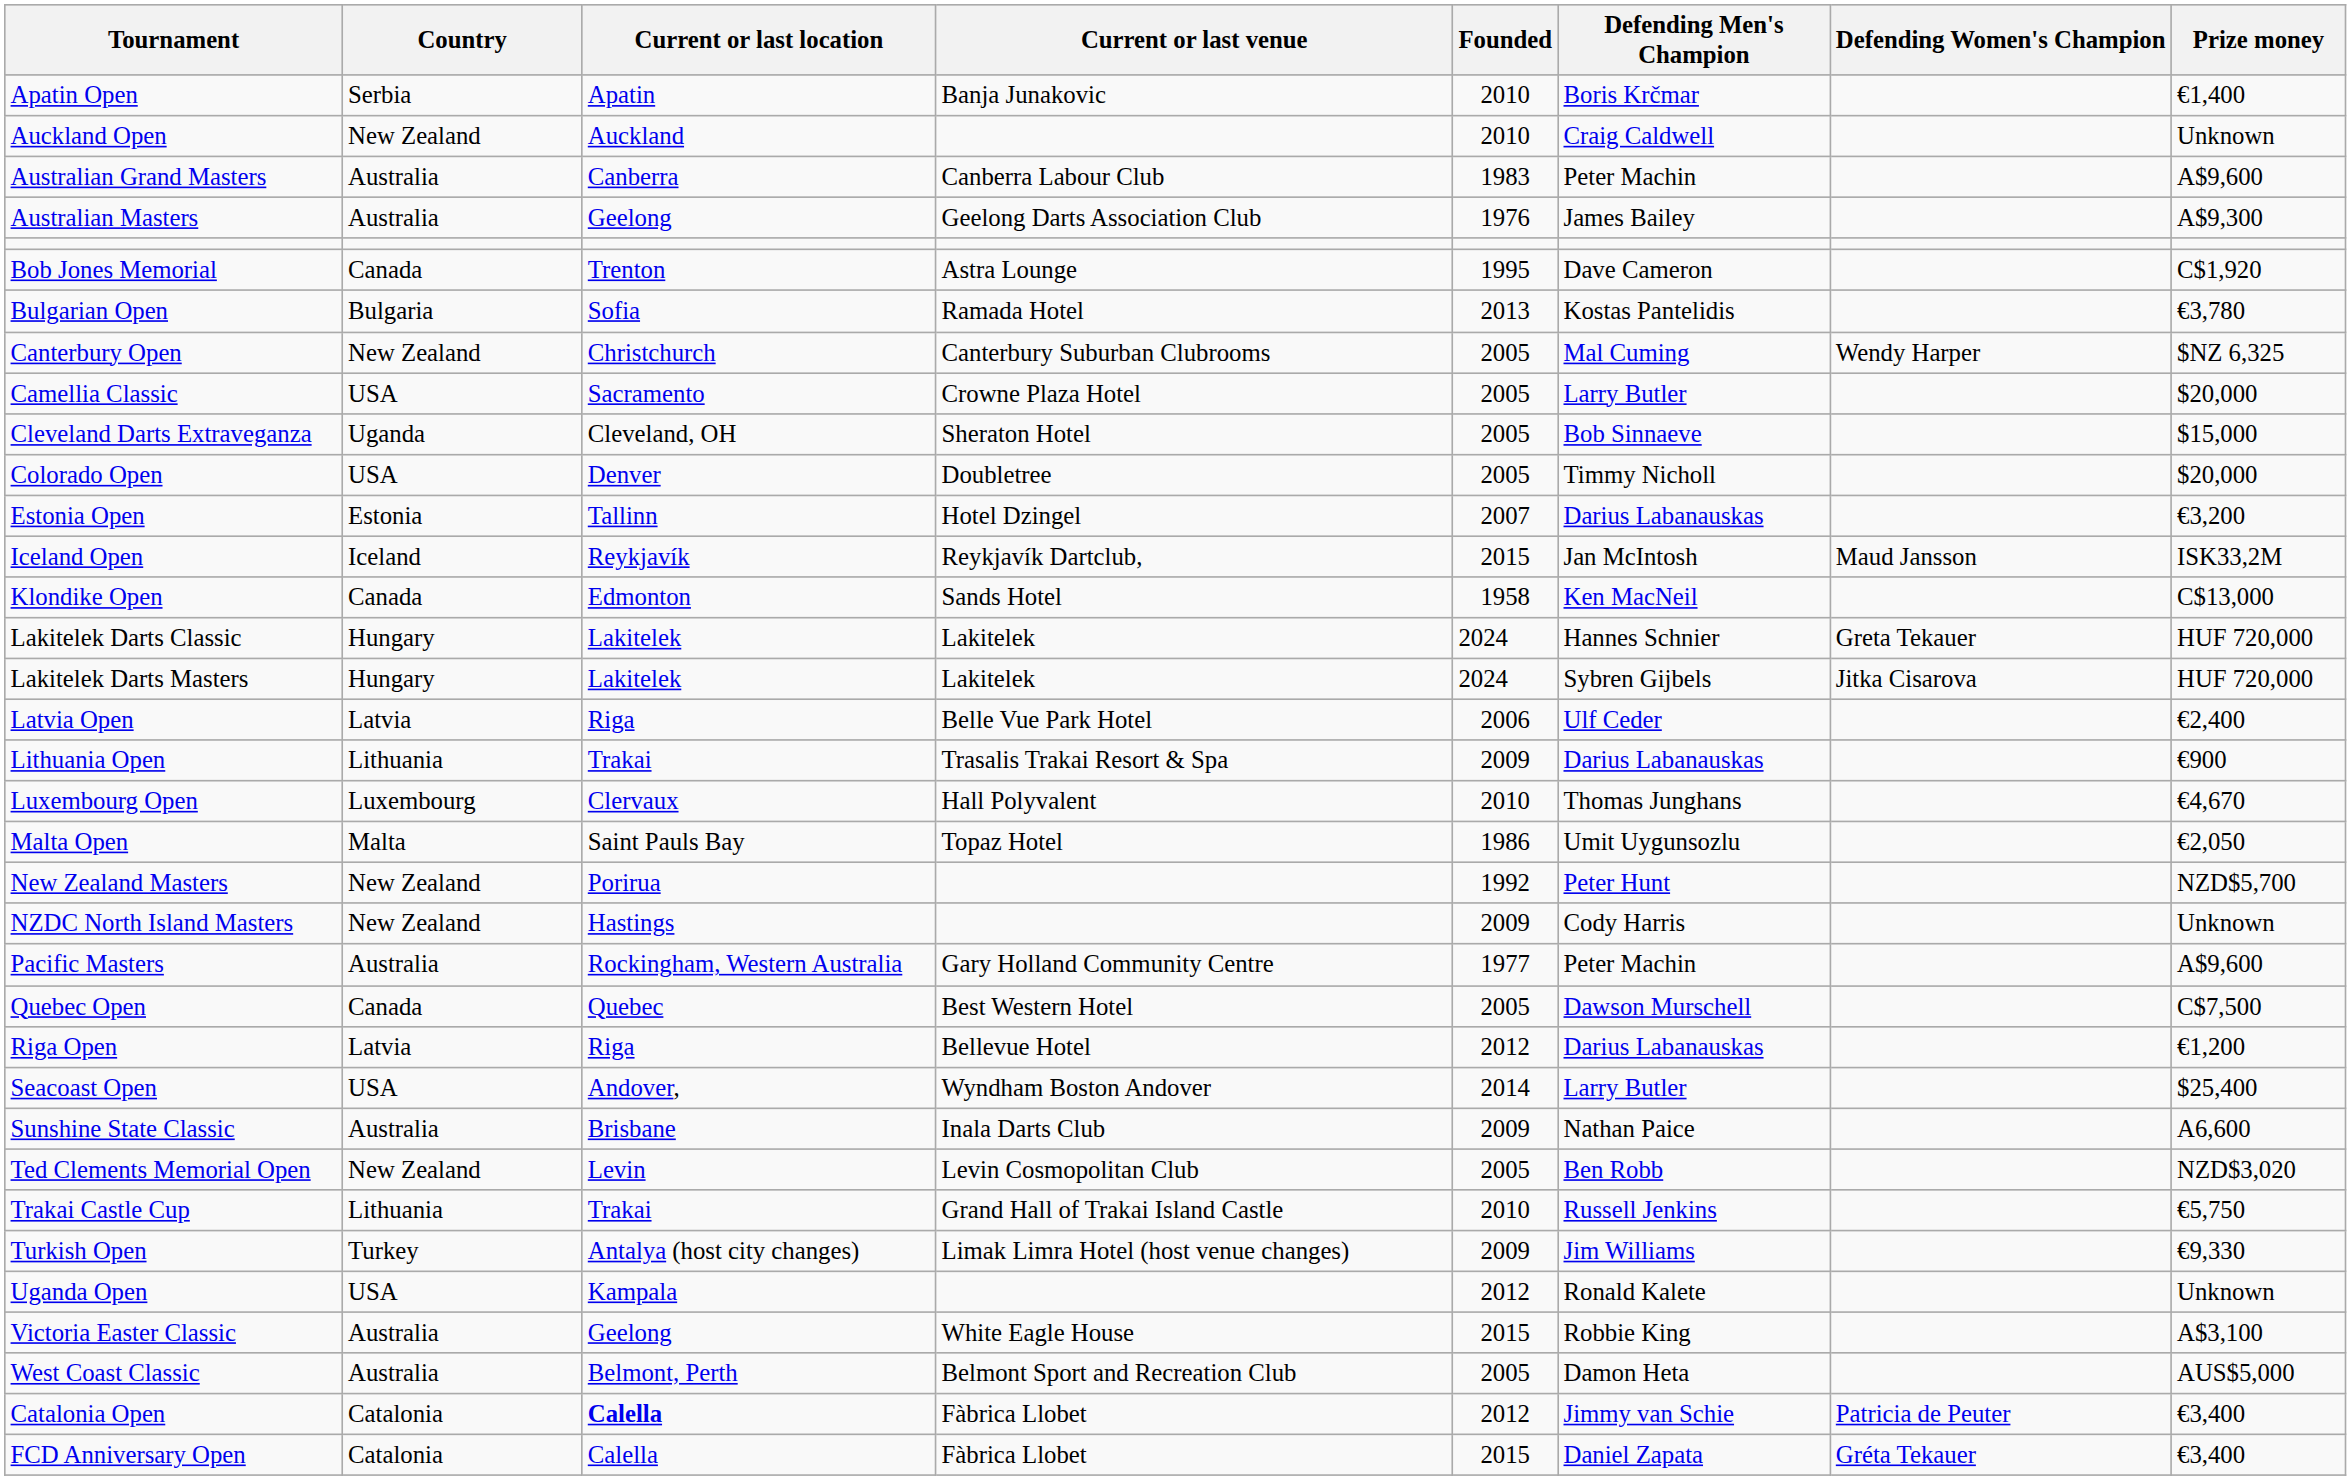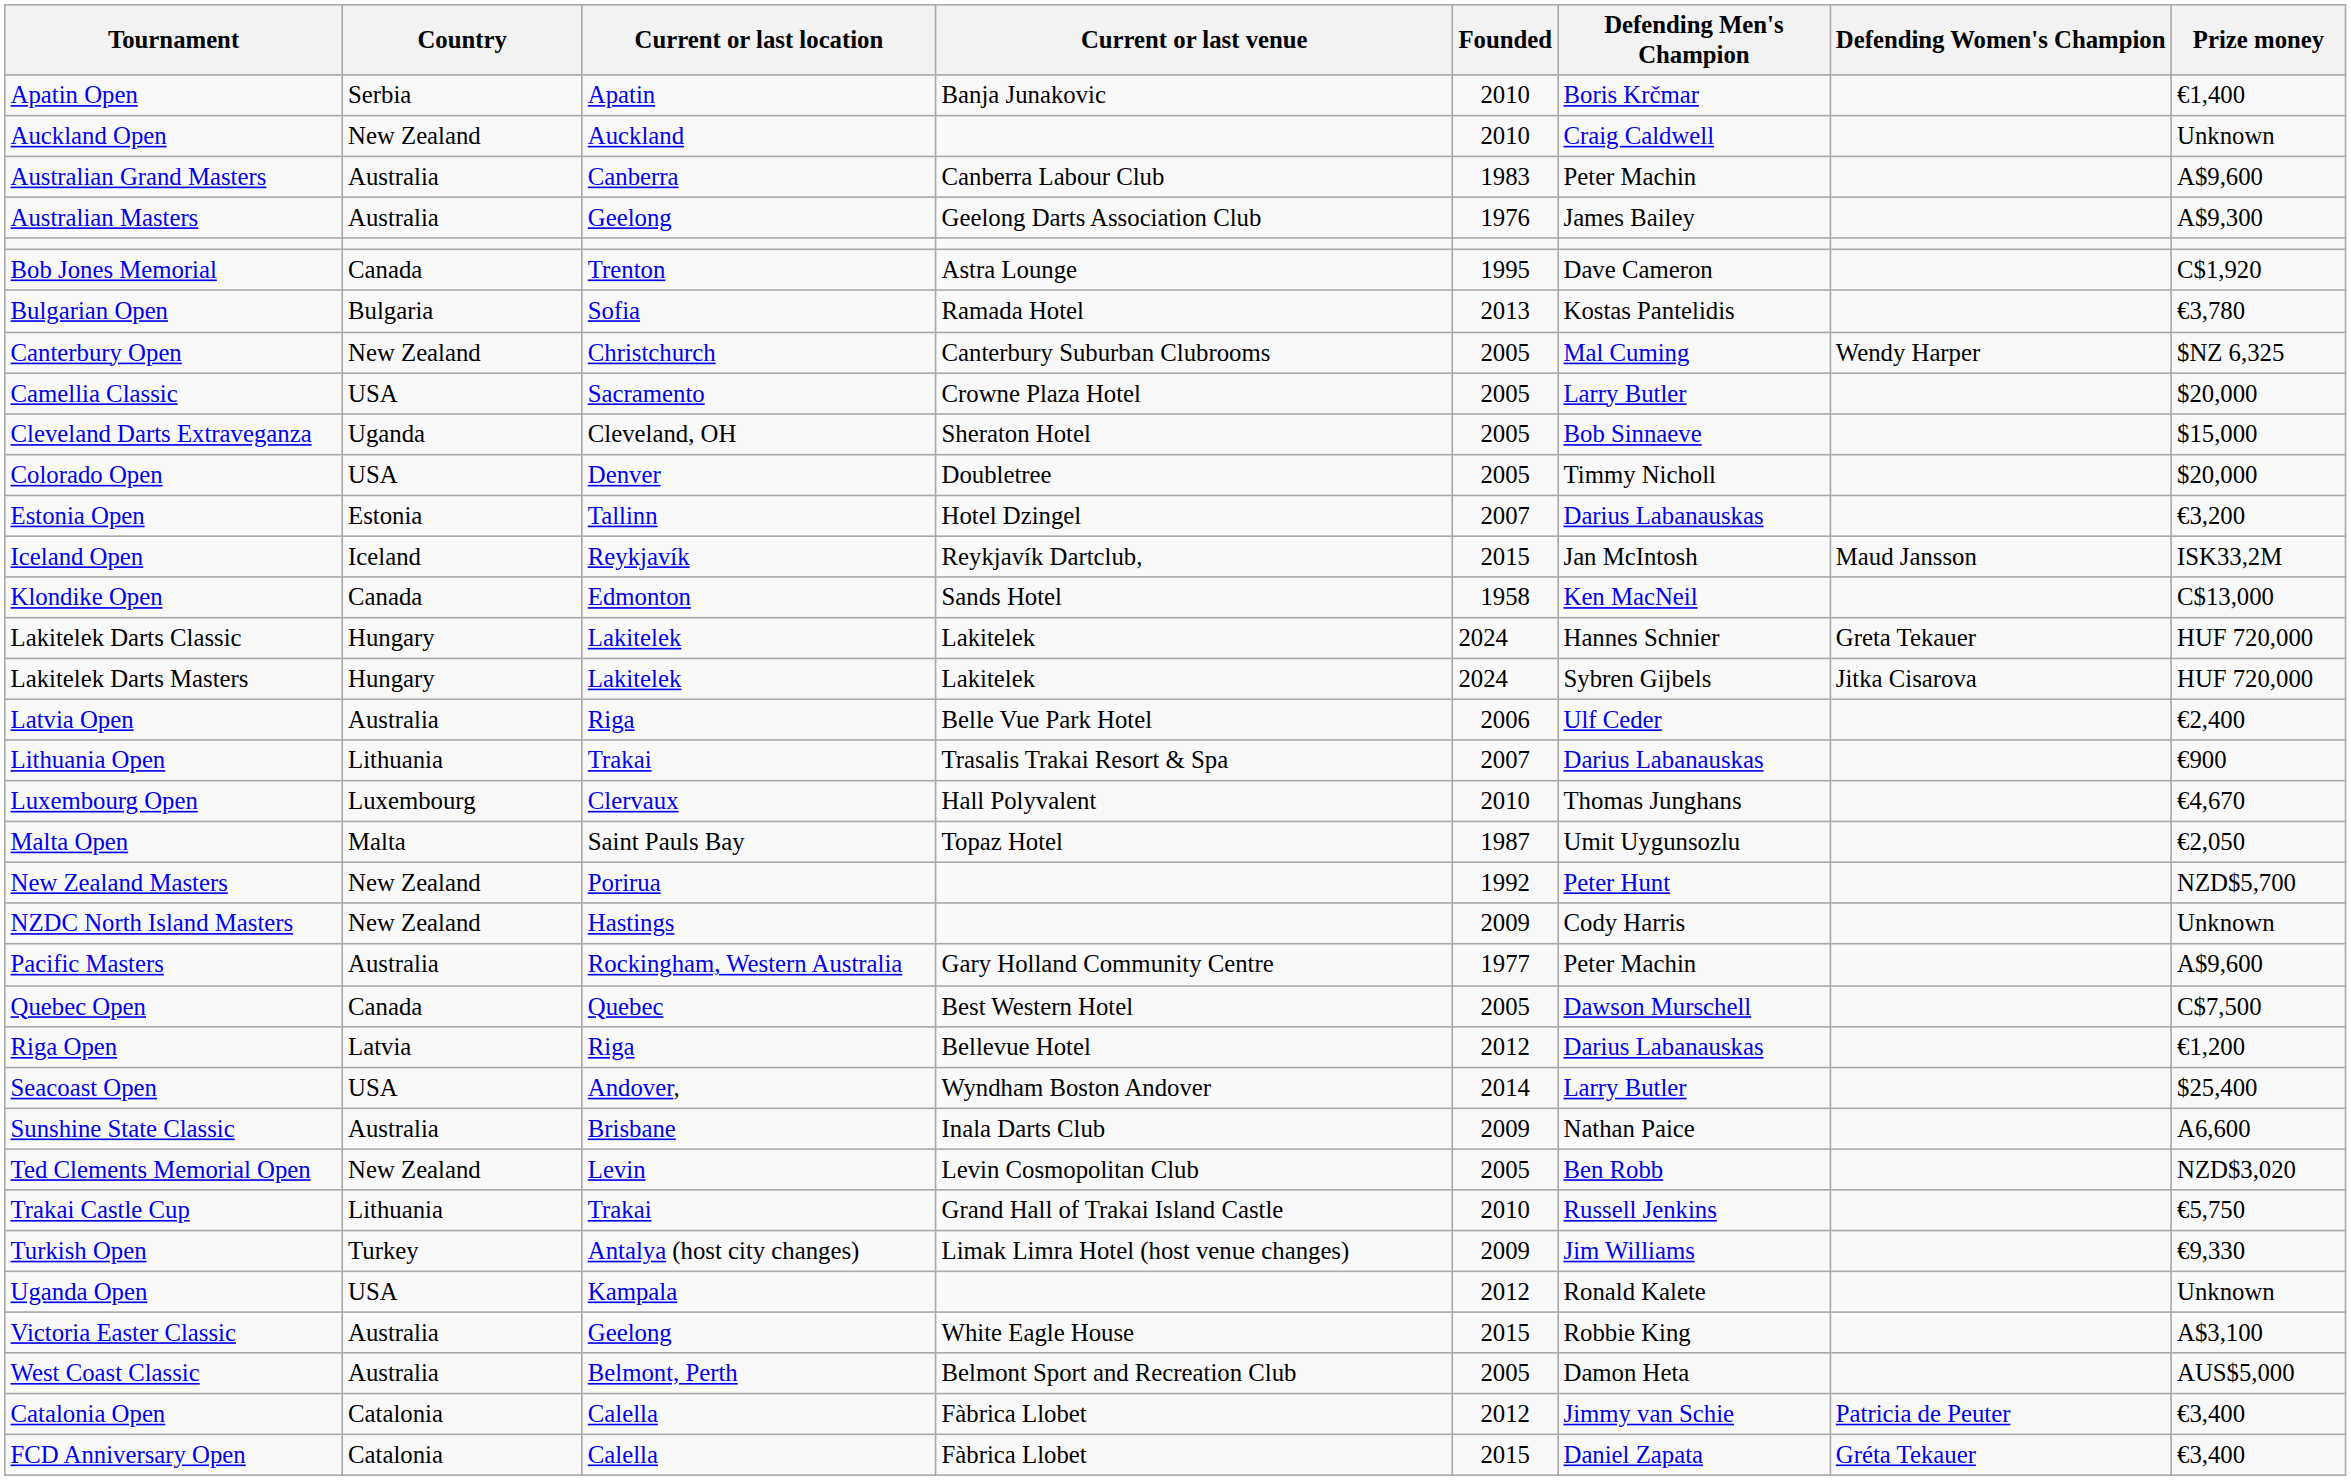(380, 719) Latvia -> (393, 719) Australia
(1505, 760) 2009 -> (1505, 760) 2007
(1505, 842) 1986 -> (1505, 842) 1987
(625, 1414) bold -> (623, 1414) normal
